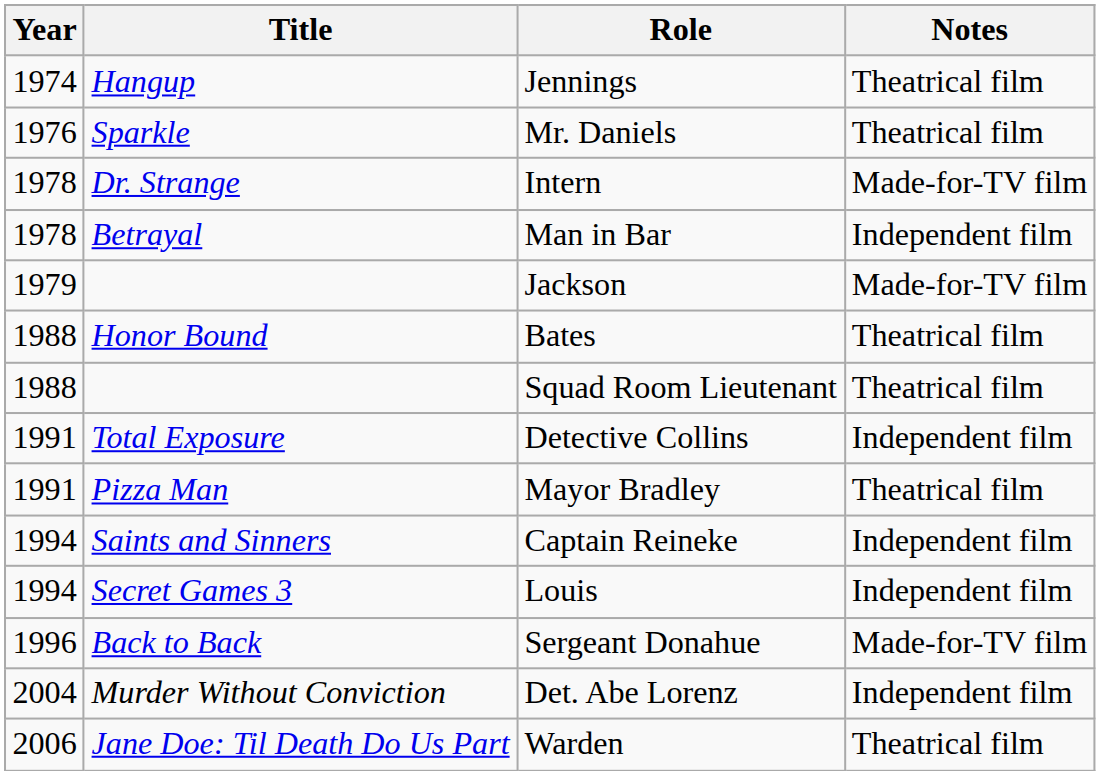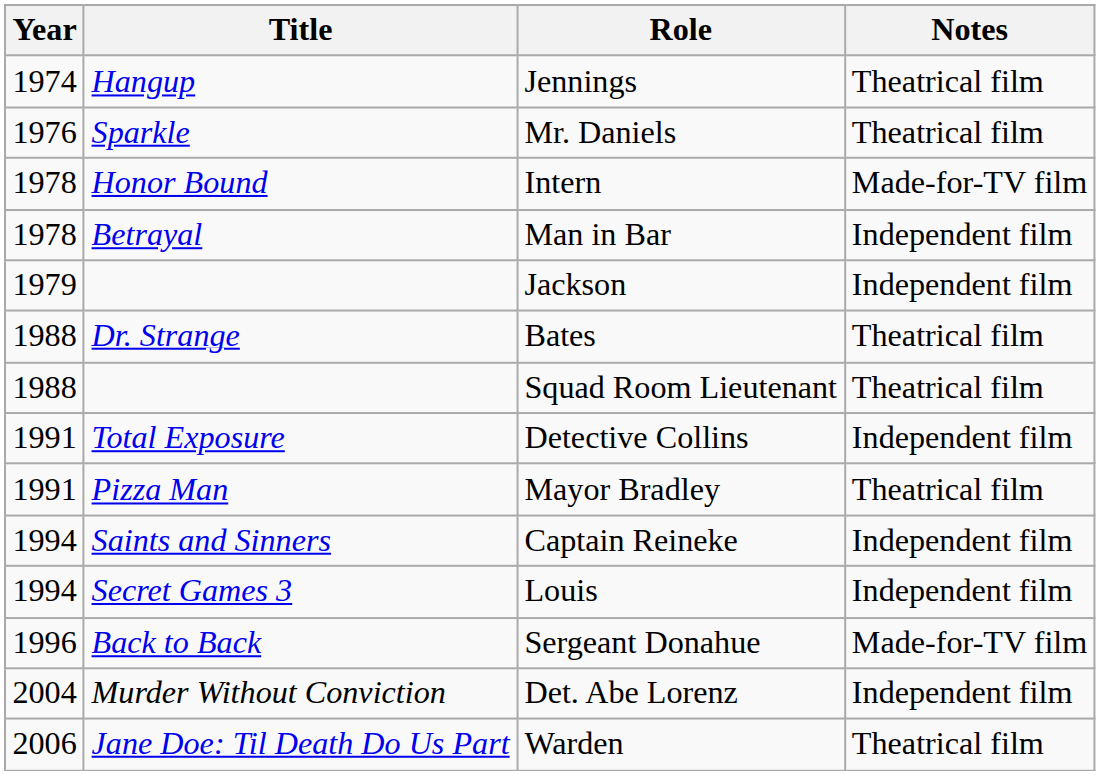(166, 183) Dr. Strange -> (180, 183) Honor Bound
(970, 285) Made-for-TV film -> (962, 285) Independent film
(180, 336) Honor Bound -> (166, 336) Dr. Strange
